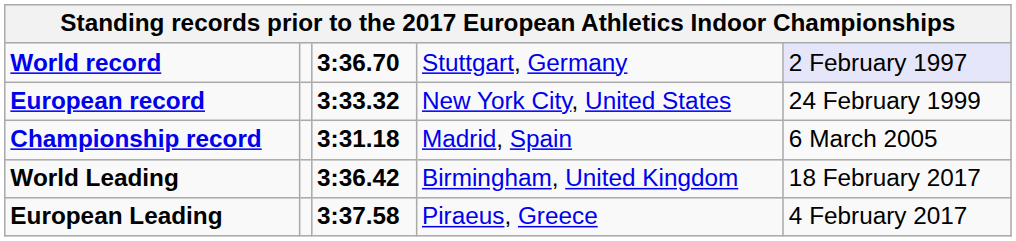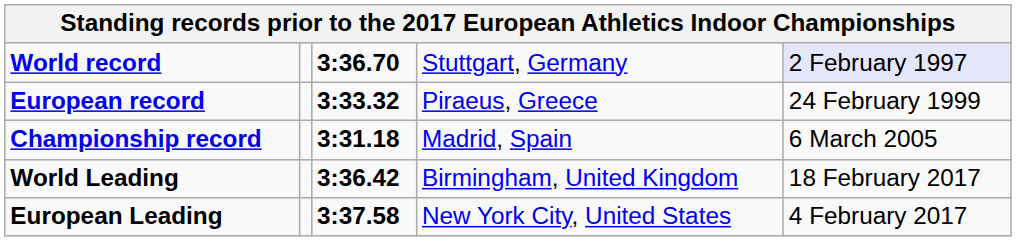(577, 100) New York City, United States -> (510, 100) Piraeus, Greece
(510, 216) Piraeus, Greece -> (577, 216) New York City, United States
